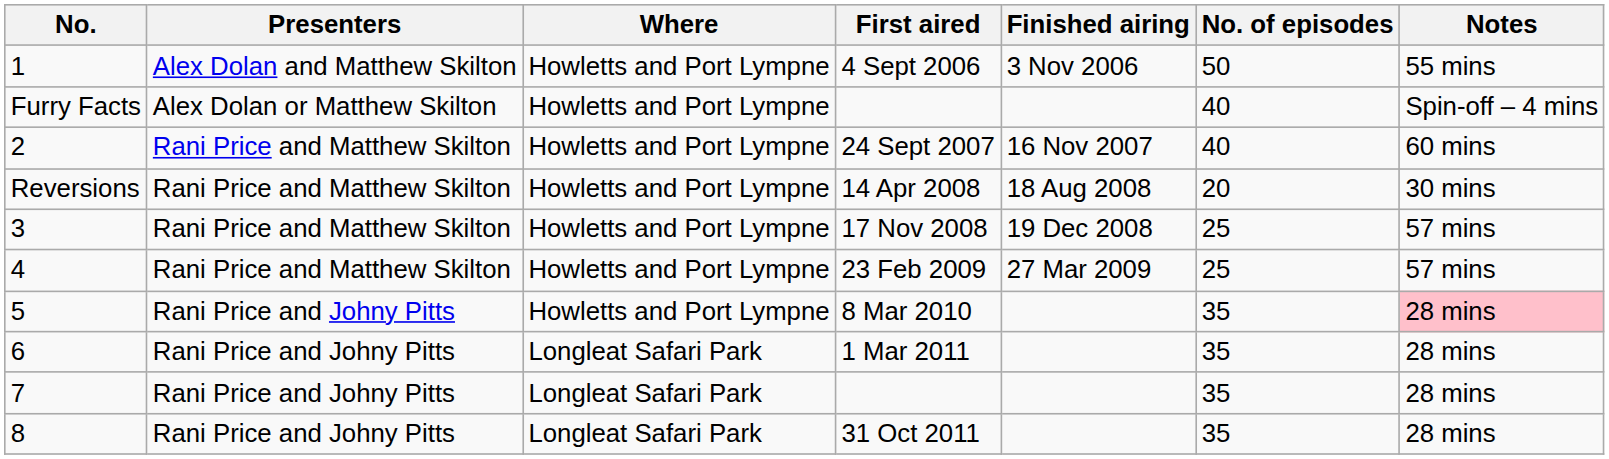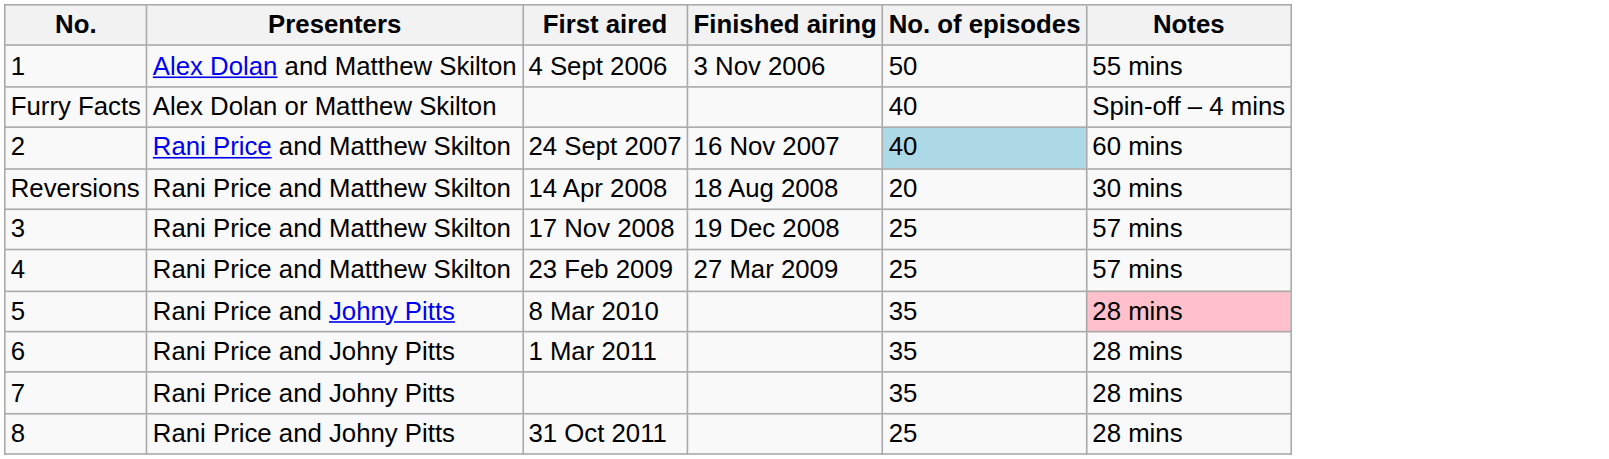- column: (679, 24)
(1216, 147) no background -> (903, 147) lightblue background
(1216, 433) 35 -> (903, 433) 25
